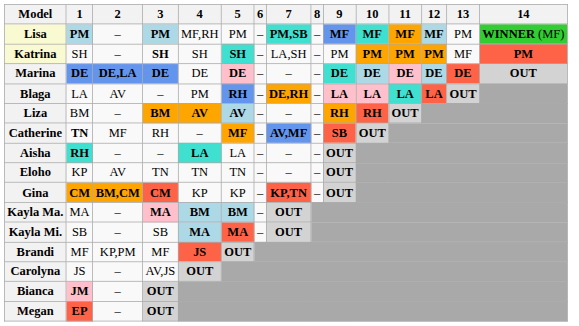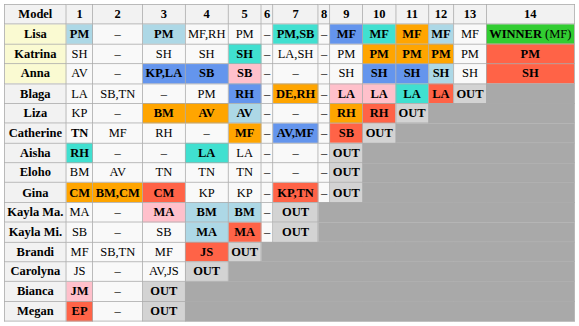(463, 34) PM -> (470, 34) MF
(160, 53) bold -> (164, 53) normal
(463, 53) MF -> (470, 53) PM
+ row: (35, 73)
- row: (35, 73)
(118, 93) AV -> (118, 93) SB,TN
(80, 113) BM -> (80, 113) KP
(80, 172) KP -> (80, 172) BM
(118, 251) KP,PM -> (118, 251) SB,TN
